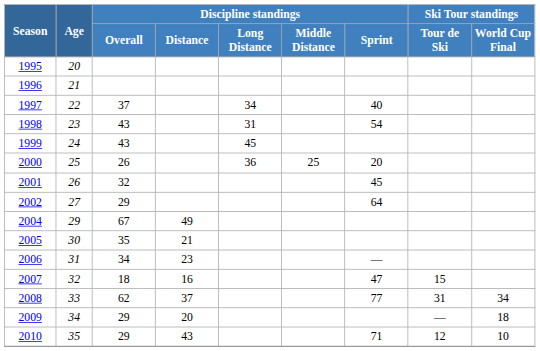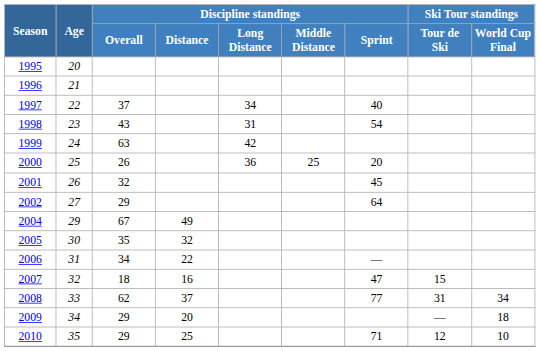(124, 143) 43 -> (124, 143) 63
(250, 143) 45 -> (250, 143) 42
(187, 240) 21 -> (187, 240) 32
(187, 259) 23 -> (187, 259) 22
(187, 336) 43 -> (187, 336) 25
